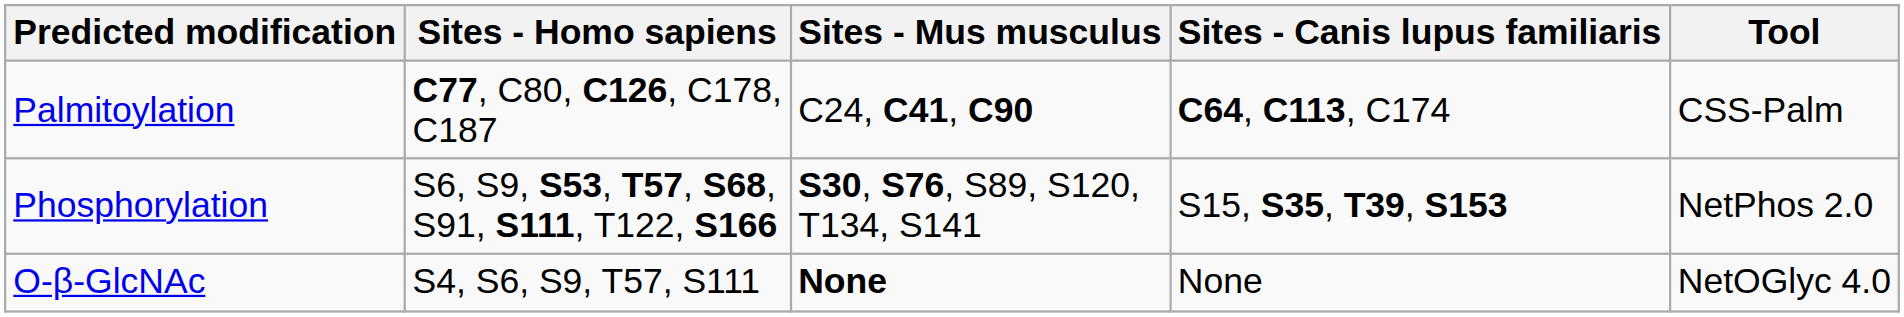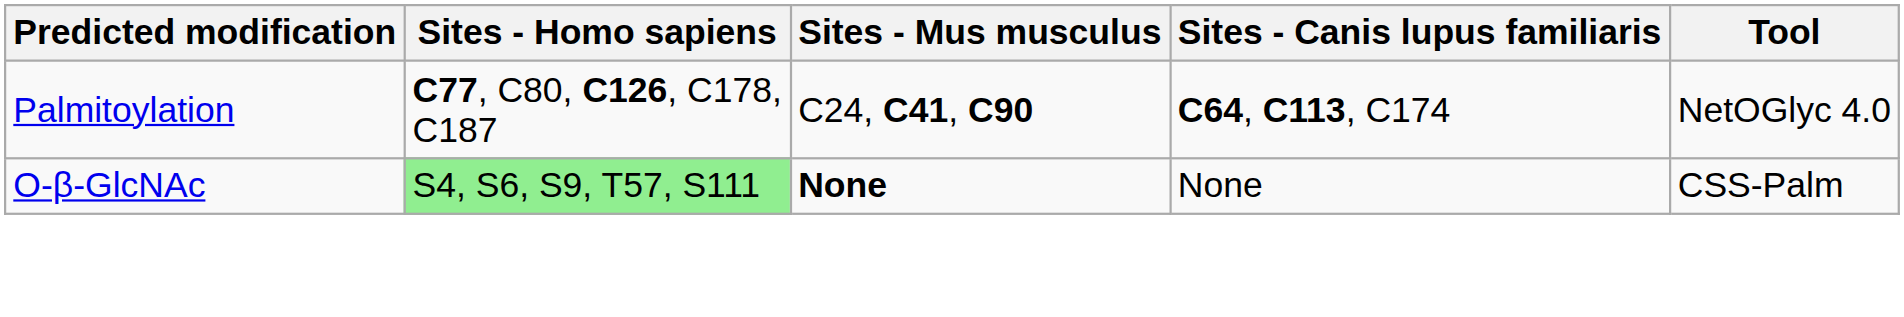(1761, 108) CSS-Palm -> (1784, 108) NetOGlyc 4.0
- row: (141, 205)
(586, 281) no background -> (586, 185) lightgreen background
(1784, 281) NetOGlyc 4.0 -> (1761, 185) CSS-Palm
